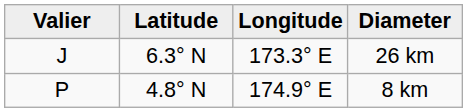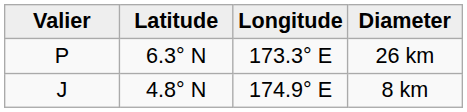(62, 55) J -> (62, 55) P
(62, 90) P -> (62, 90) J
